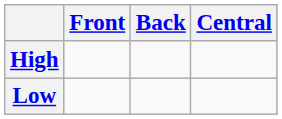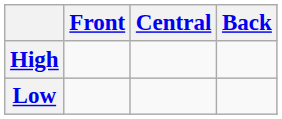columns swapped: (234, 22) <-> (161, 22)
